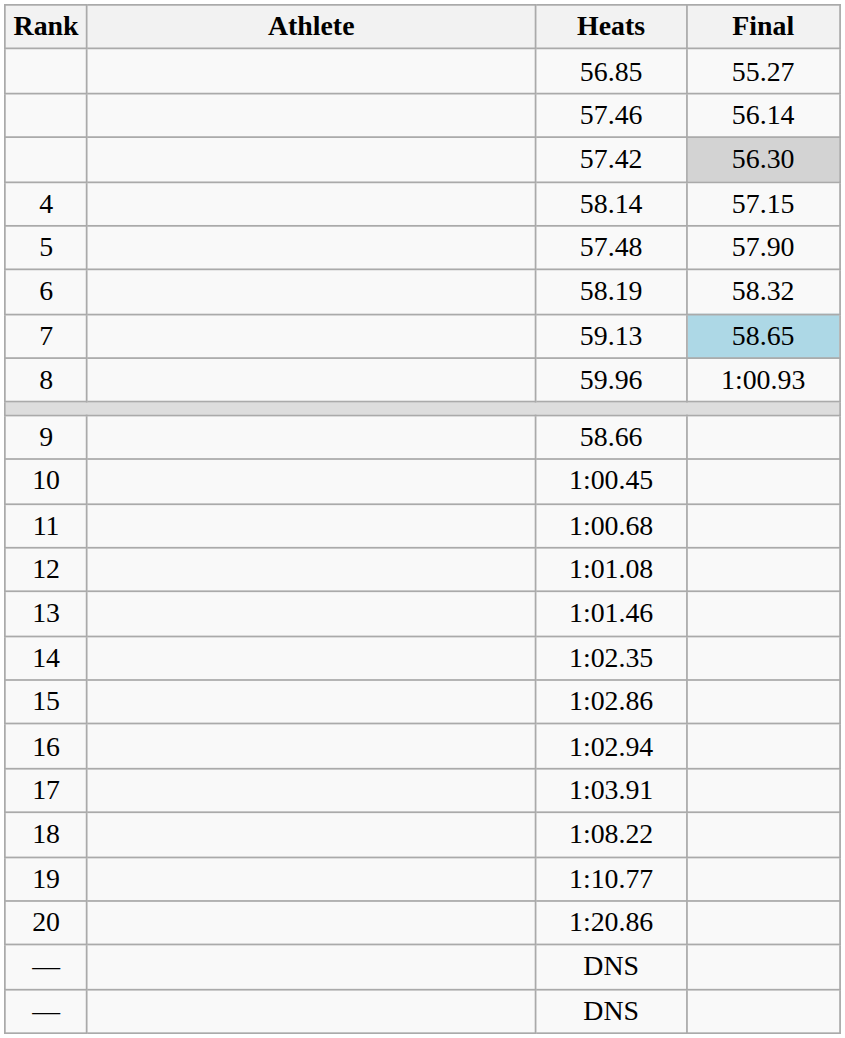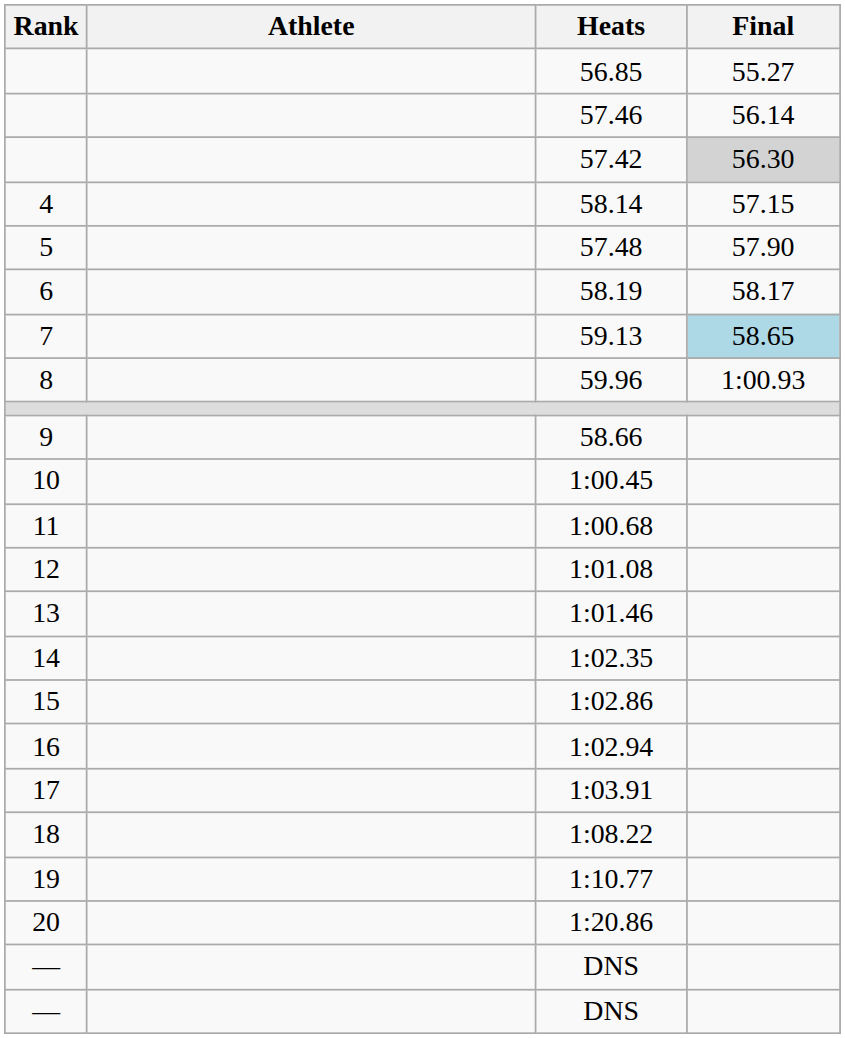(763, 291) 58.32 -> (763, 291) 58.17
